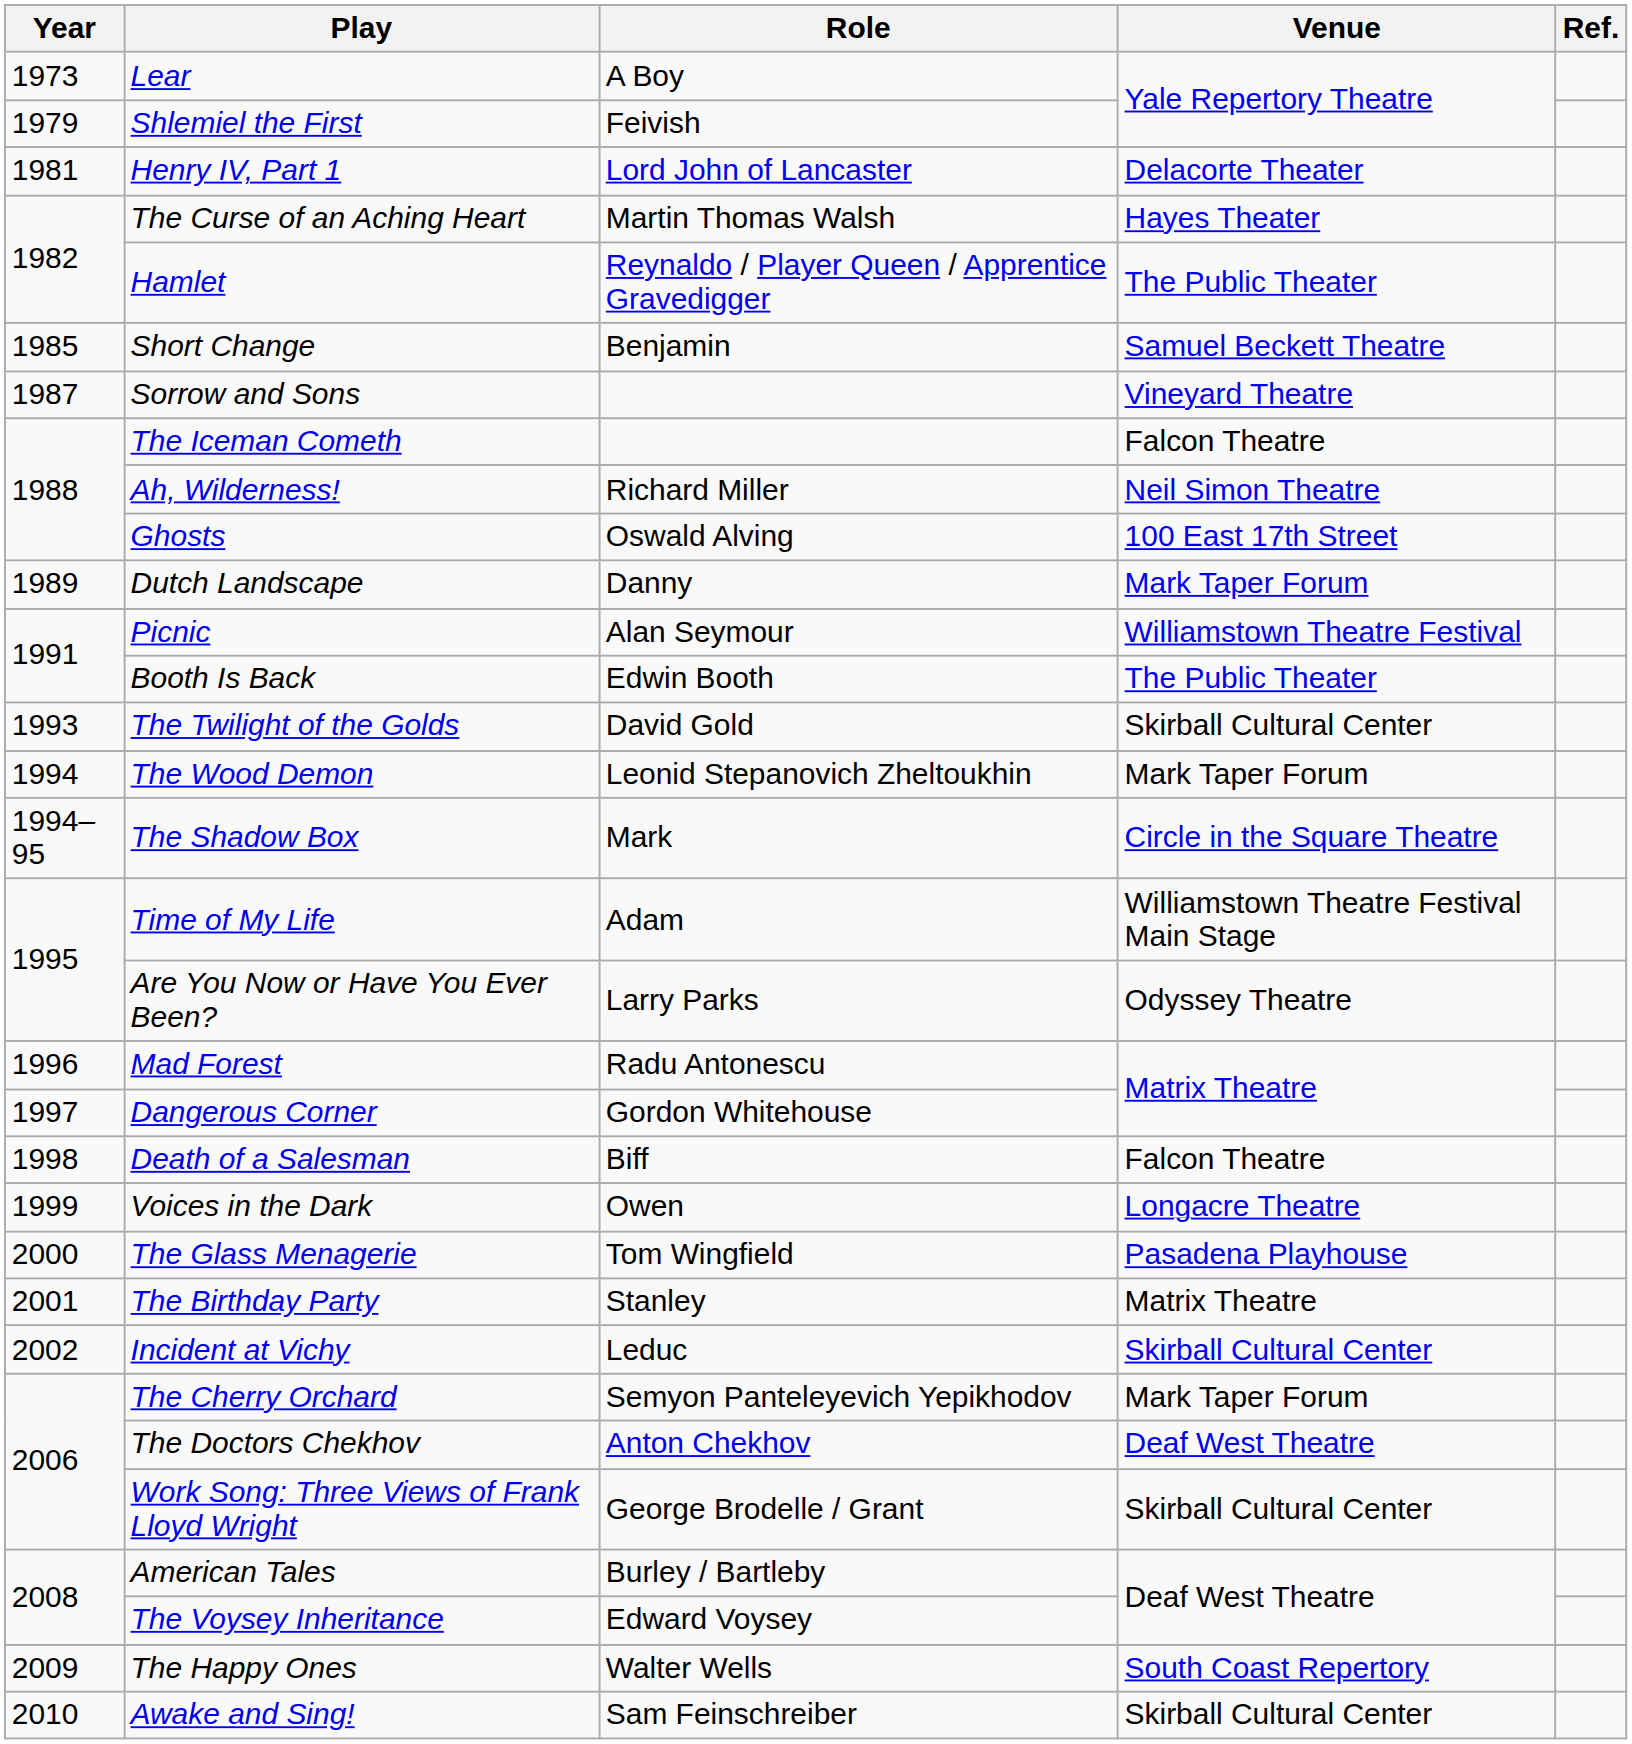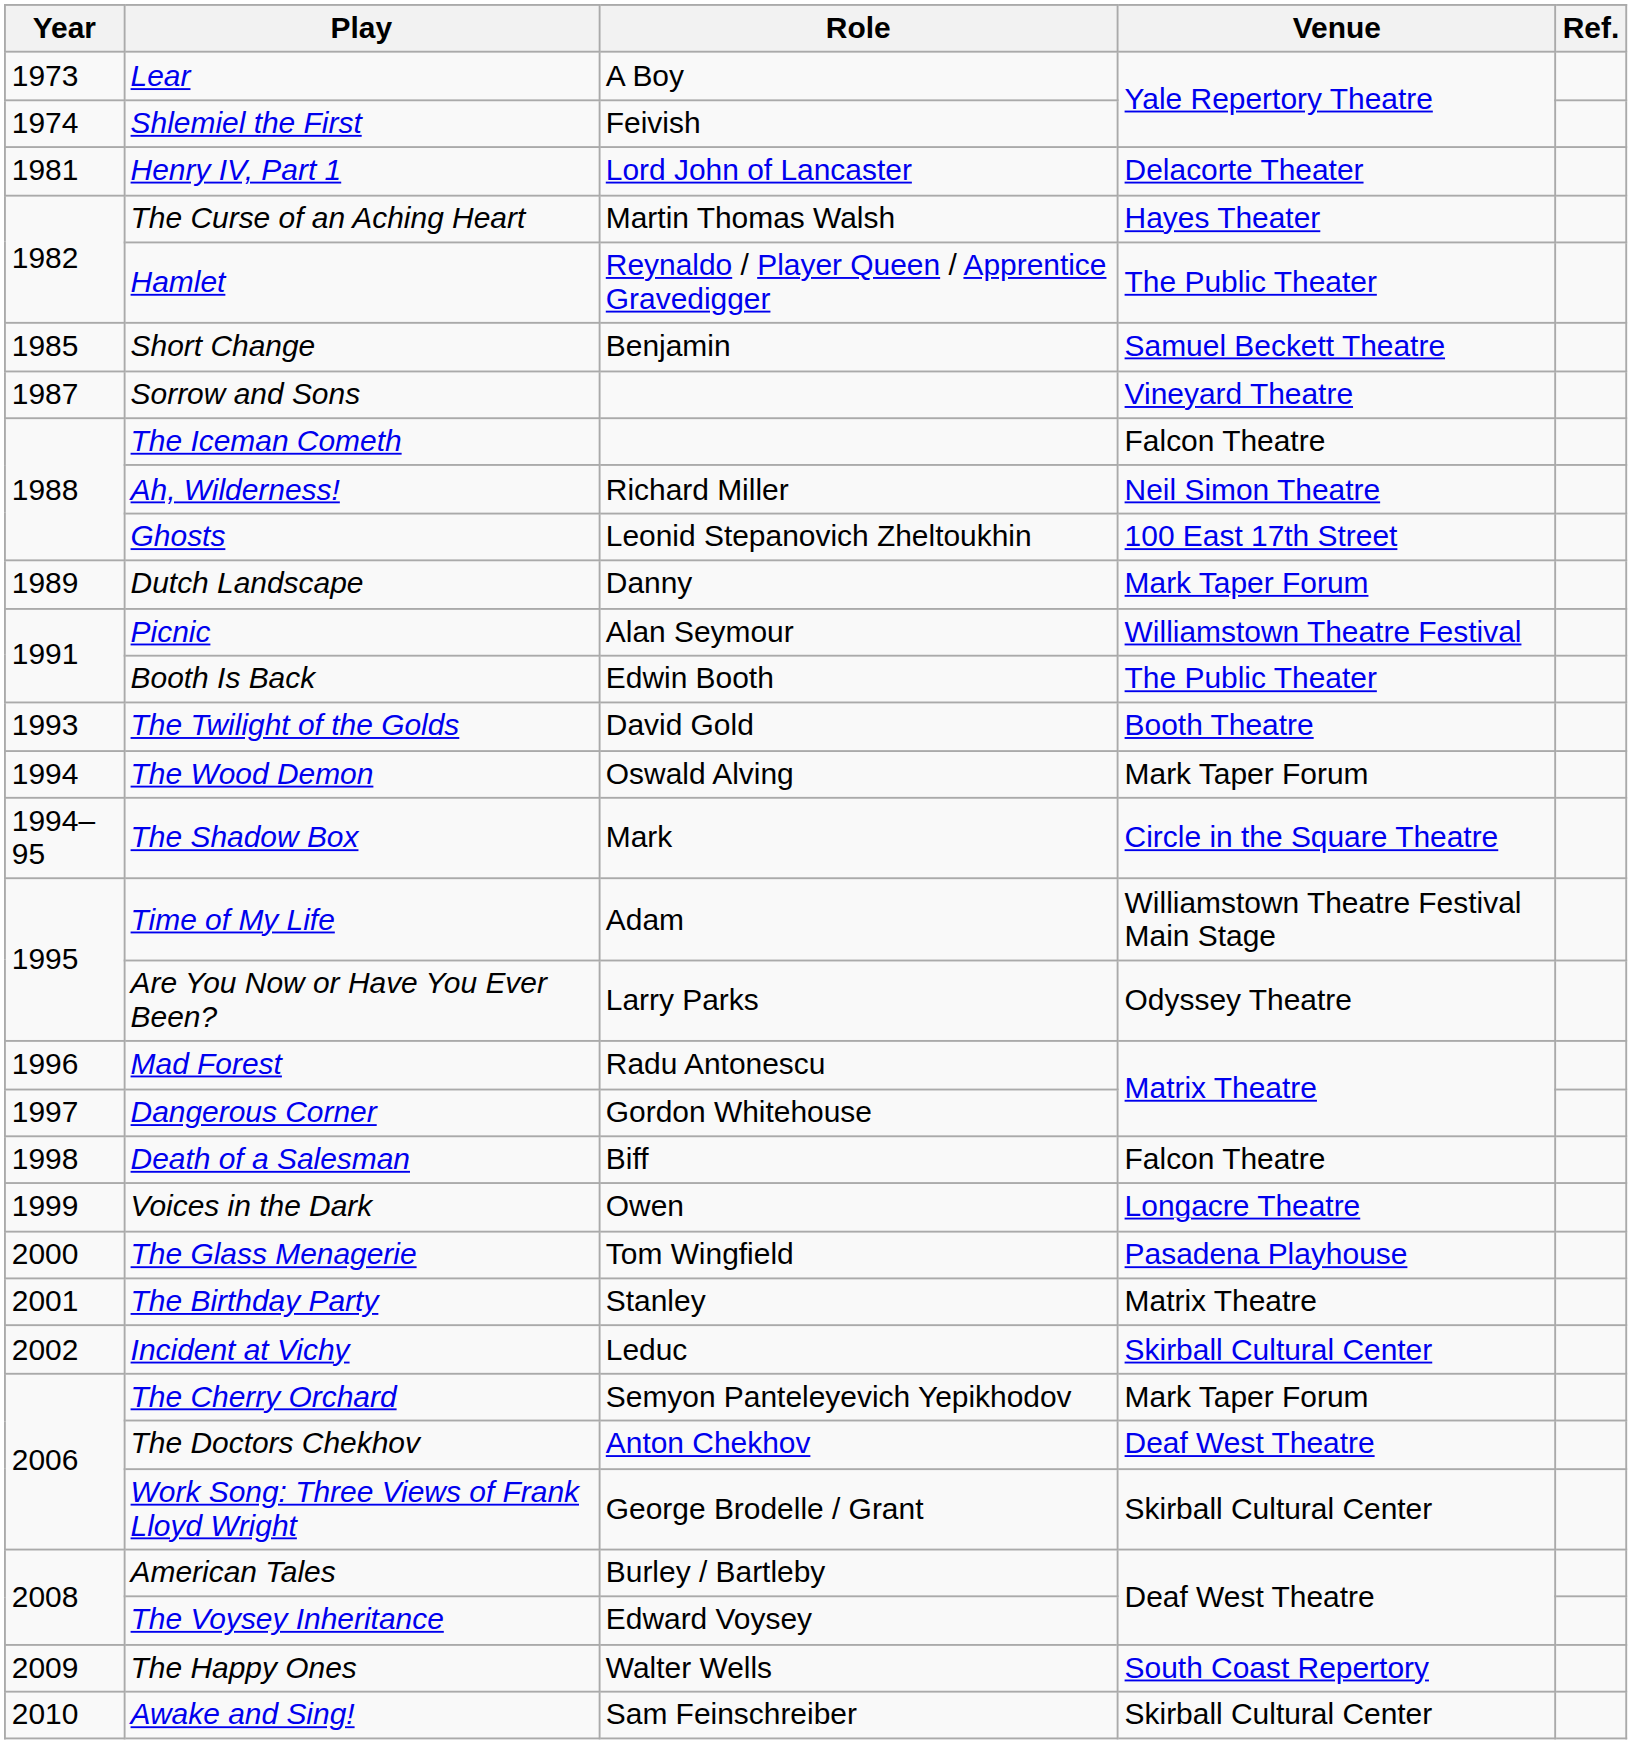(45, 123) 1979 -> (45, 123) 1974
(700, 536) Oswald Alving -> (819, 536) Leonid Stepanovich Zheltoukhin
(1278, 726) Skirball Cultural Center -> (1219, 726) Booth Theatre
(819, 773) Leonid Stepanovich Zheltoukhin -> (700, 773) Oswald Alving
